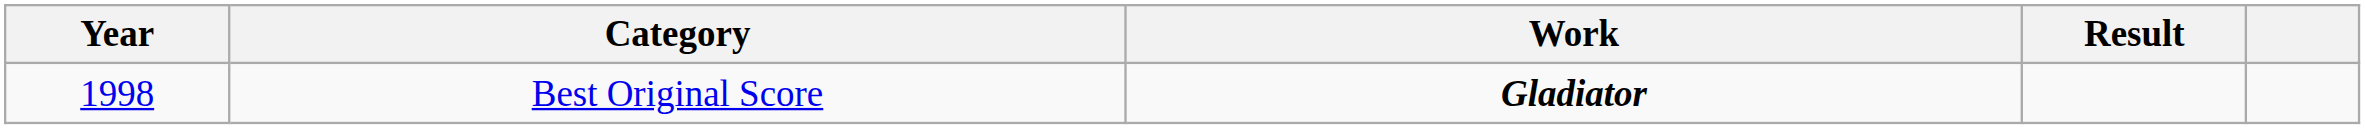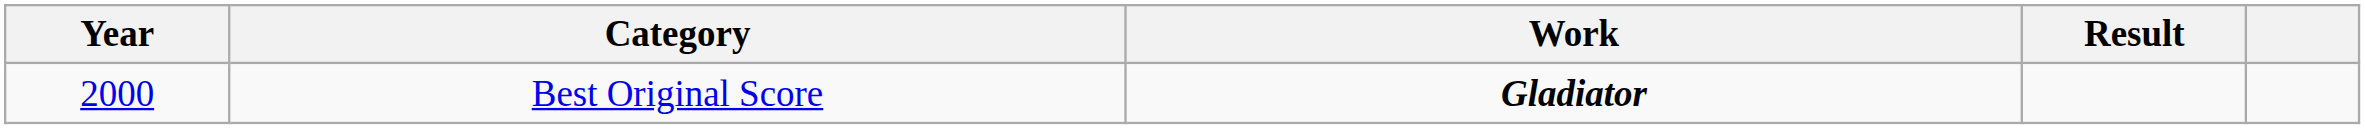(117, 92) 1998 -> (117, 92) 2000
